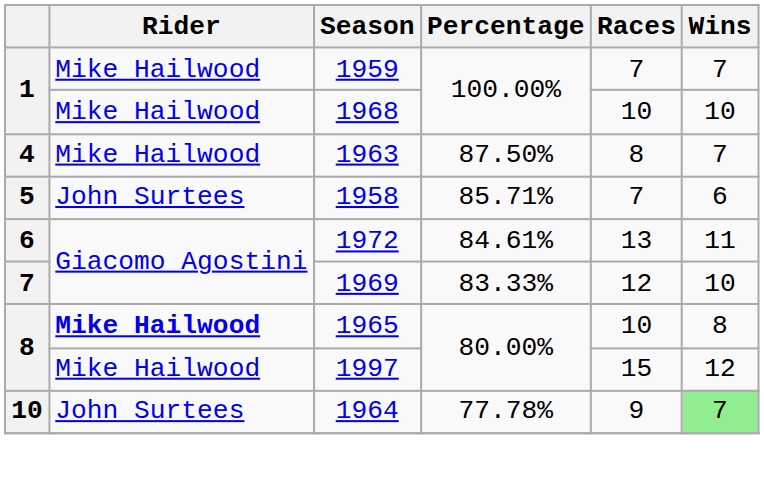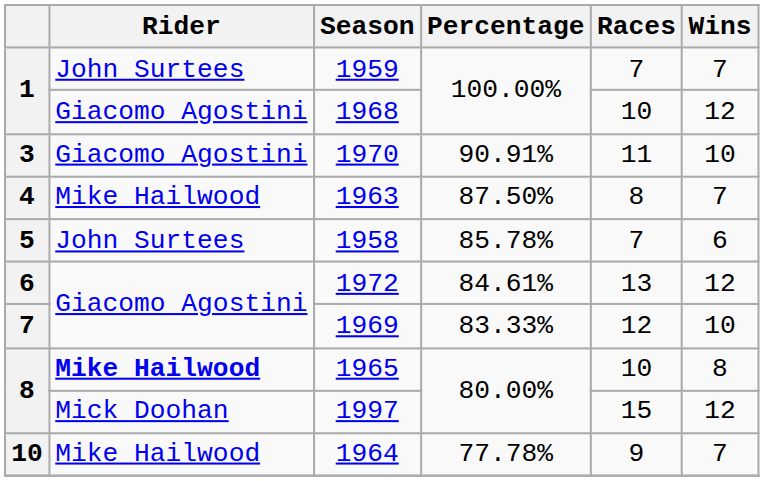(158, 69) Mike Hailwood -> (150, 69) John Surtees
(158, 112) Mike Hailwood -> (181, 112) Giacomo Agostini
(720, 112) 10 -> (720, 112) 12
+ row: (367, 155)
(506, 198) 85.71% -> (506, 240) 85.78%
(720, 240) 11 -> (720, 283) 12
(158, 369) Mike Hailwood -> (142, 412) Mick Doohan
(150, 412) John Surtees -> (158, 454) Mike Hailwood
(720, 412) lightgreen background -> (720, 454) no background
